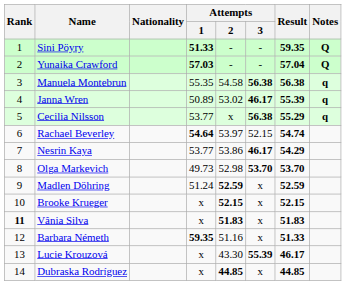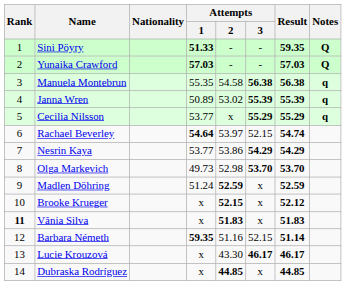(292, 64) 57.04 -> (292, 64) 57.03
(260, 99) 46.17 -> (260, 99) 55.39
(260, 116) 56.38 -> (260, 116) 55.29
(260, 151) 46.17 -> (260, 151) 54.29
(292, 202) 52.15 -> (292, 202) 52.12
(260, 237) x -> (260, 237) 52.15
(292, 237) 51.33 -> (292, 237) 51.14
(260, 254) 55.39 -> (260, 254) 46.17
